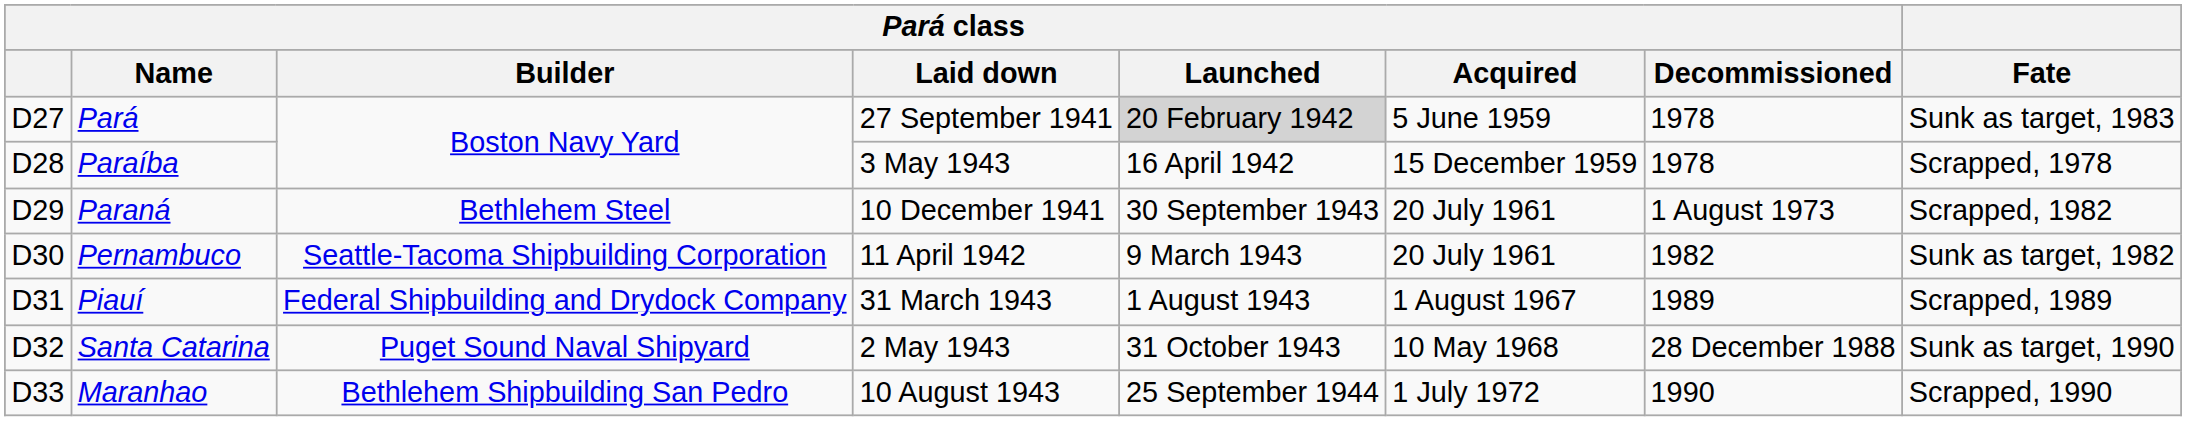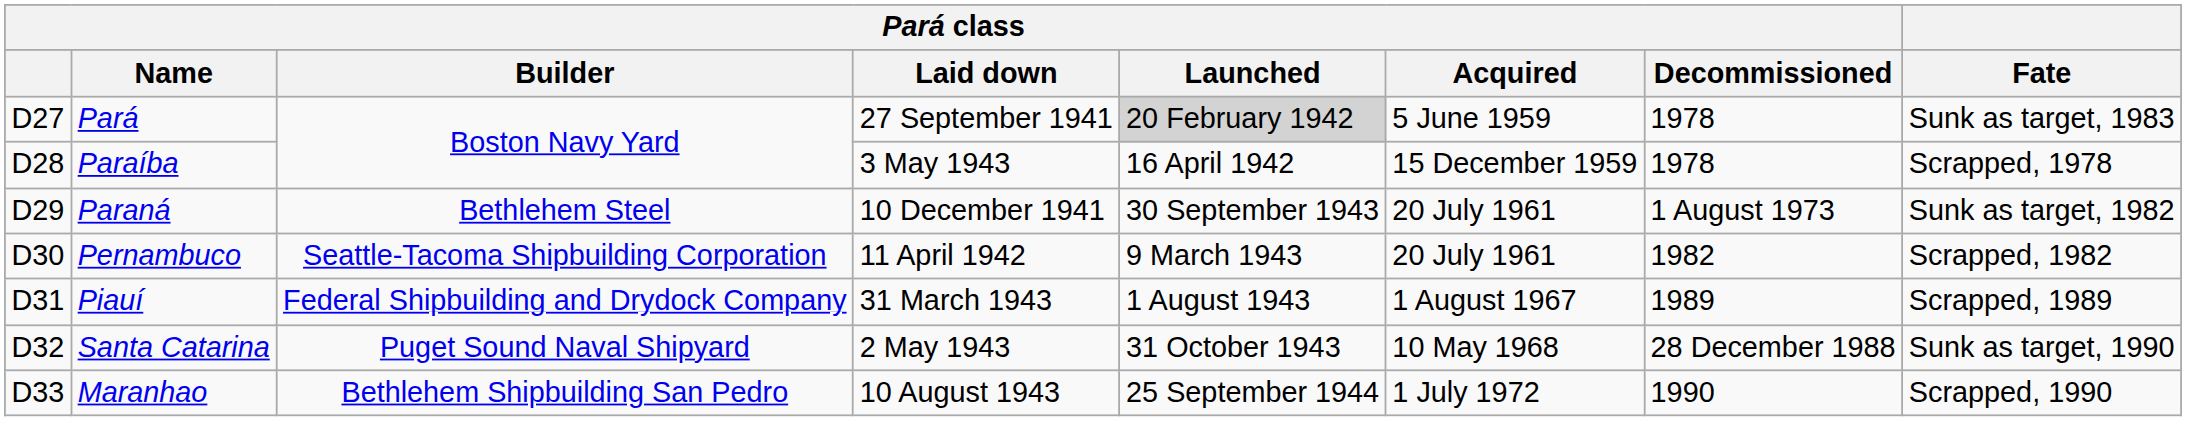(2011, 210) Scrapped, 1982 -> (2042, 210) Sunk as target, 1982
(2042, 255) Sunk as target, 1982 -> (2011, 255) Scrapped, 1982
